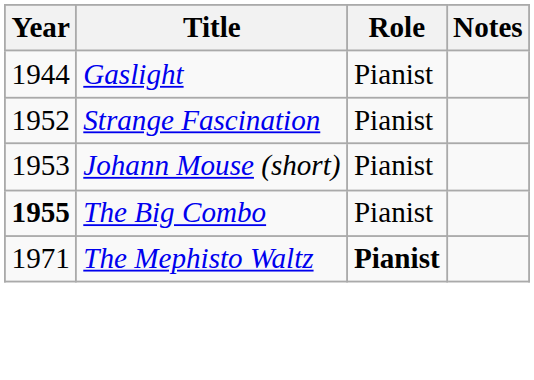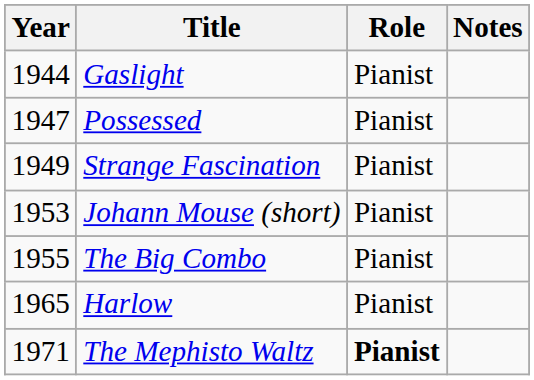+ row: (142, 119)
(41, 119) 1952 -> (41, 166) 1949
(41, 212) bold -> (41, 258) normal
+ row: (128, 304)
